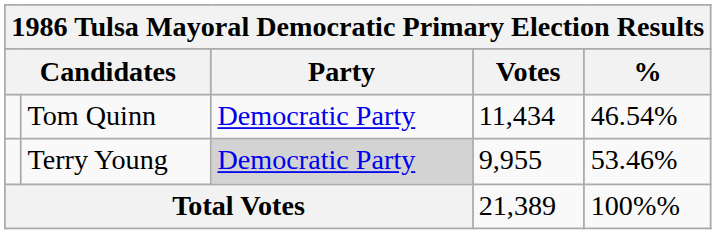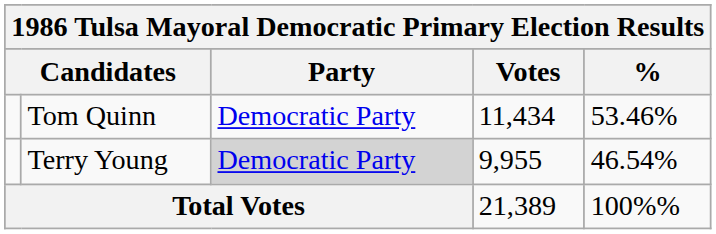(634, 116) 46.54% -> (634, 116) 53.46%
(634, 160) 53.46% -> (634, 160) 46.54%
